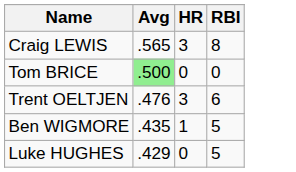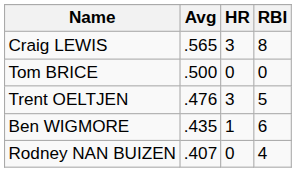(154, 72) lightgreen background -> (200, 72) no background
(216, 99) 6 -> (262, 99) 5
(216, 126) 5 -> (262, 126) 6
- row: (66, 153)
+ row: (92, 153)
